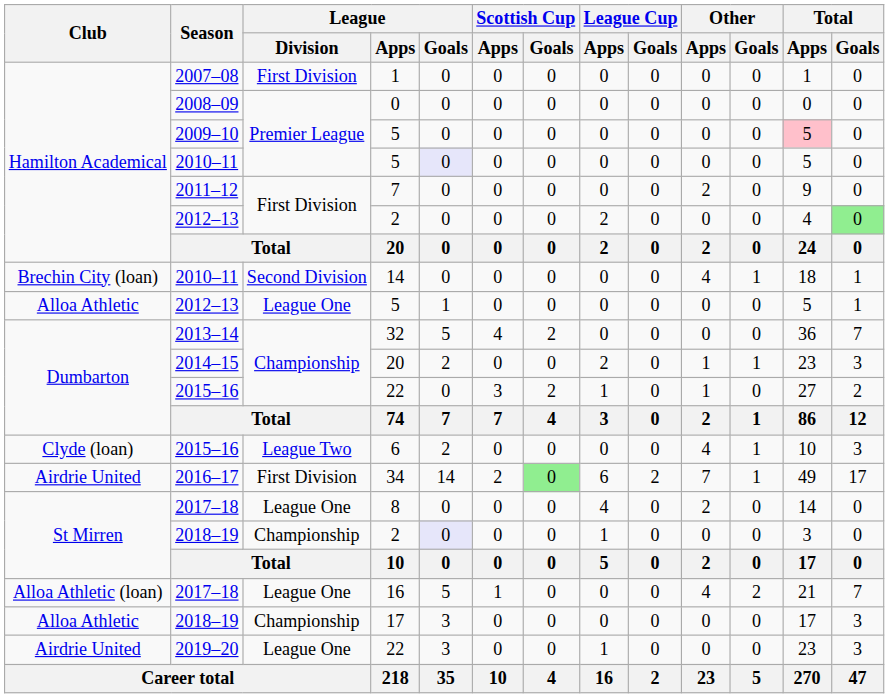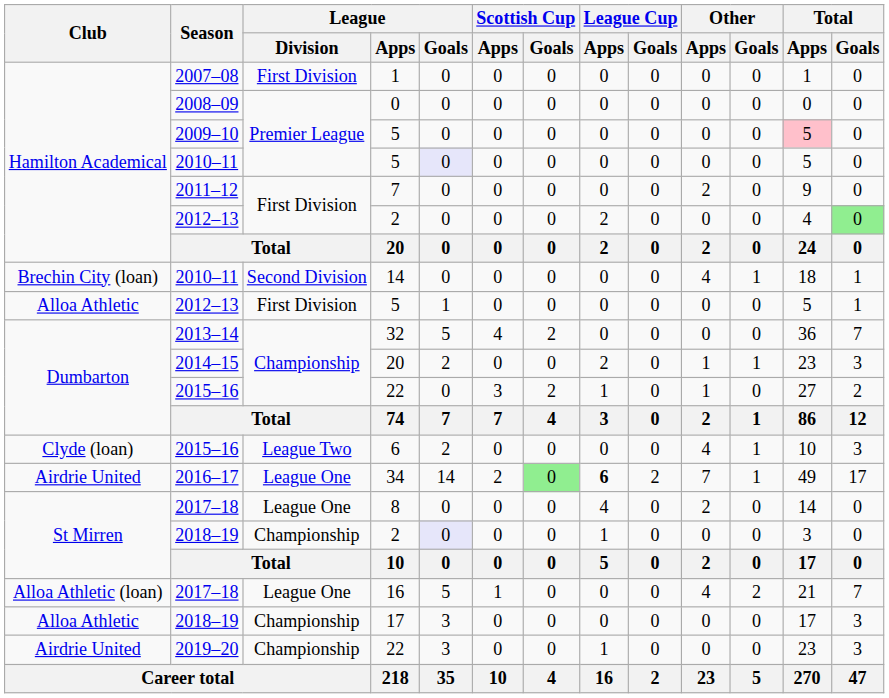(307, 305) League One -> (307, 305) First Division
(307, 477) First Division -> (307, 477) League One
(604, 477) normal -> (604, 477) bold
(307, 649) League One -> (307, 649) Championship
